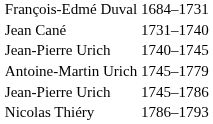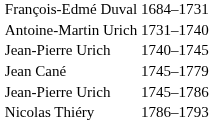(36, 29) Jean Cané -> (71, 29) Antoine-Martin Urich
(71, 71) Antoine-Martin Urich -> (36, 71) Jean Cané
